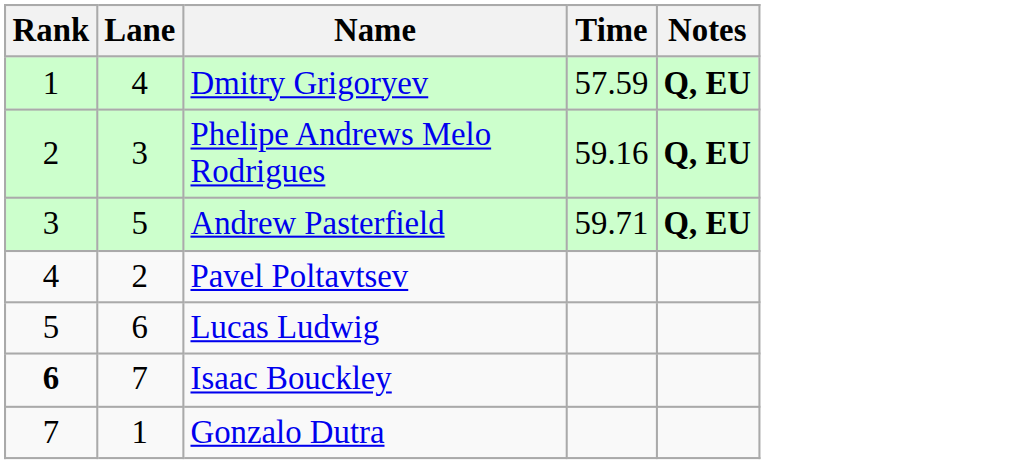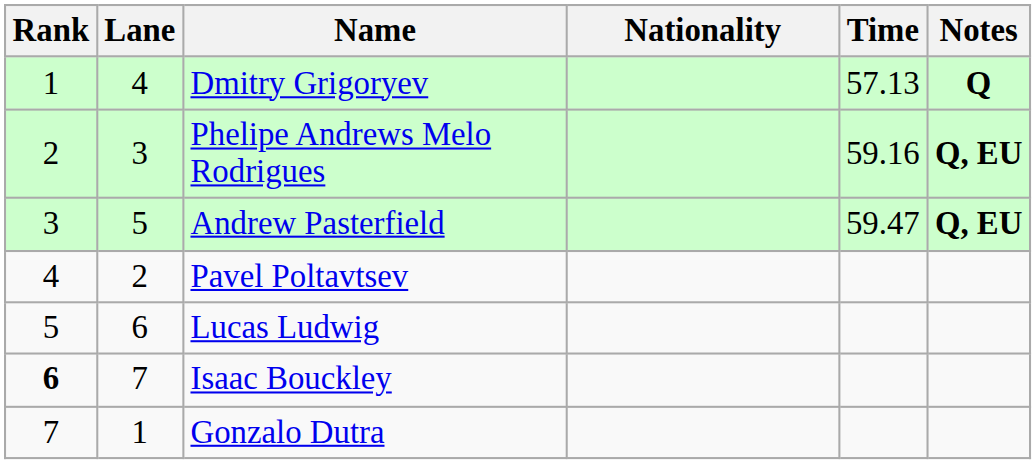+ column: (703, 30)
(612, 82) 57.59 -> (883, 82) 57.13
(707, 82) Q, EU -> (979, 82) Q
(612, 223) 59.71 -> (883, 223) 59.47
